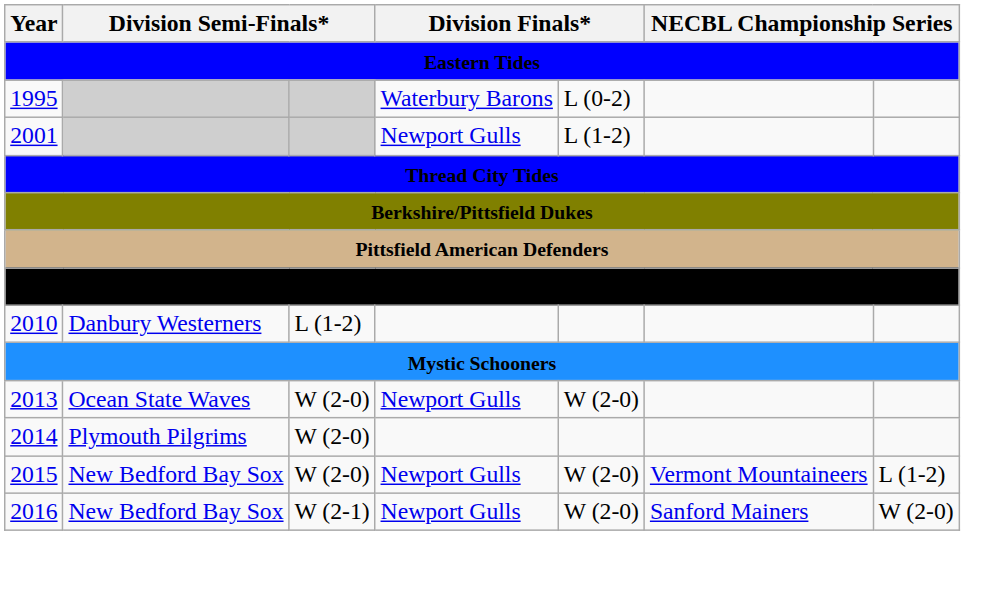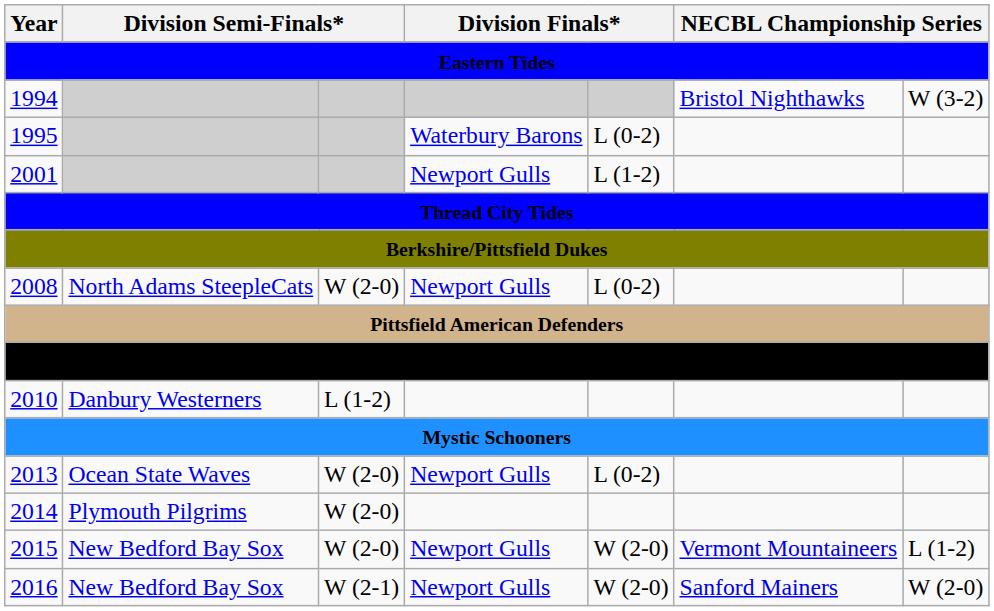+ row: (34, 98)
+ row: (34, 286)
(601, 398) W (2-0) -> (627, 473) L (0-2)
